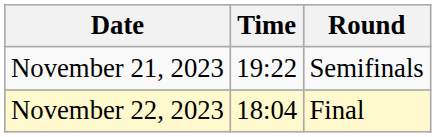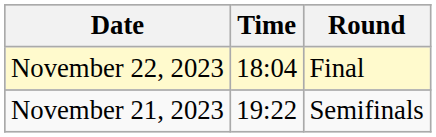rows swapped: (117, 68) <-> (117, 110)
